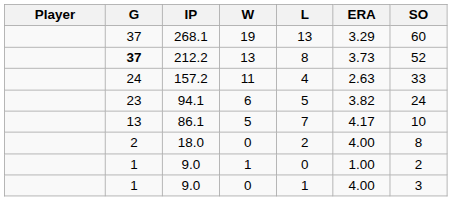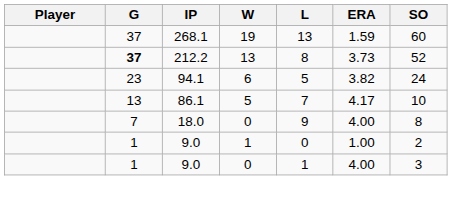(362, 36) 3.29 -> (362, 36) 1.59
- row: (191, 79)
(134, 143) 2 -> (134, 121) 7
(305, 143) 2 -> (305, 121) 9
